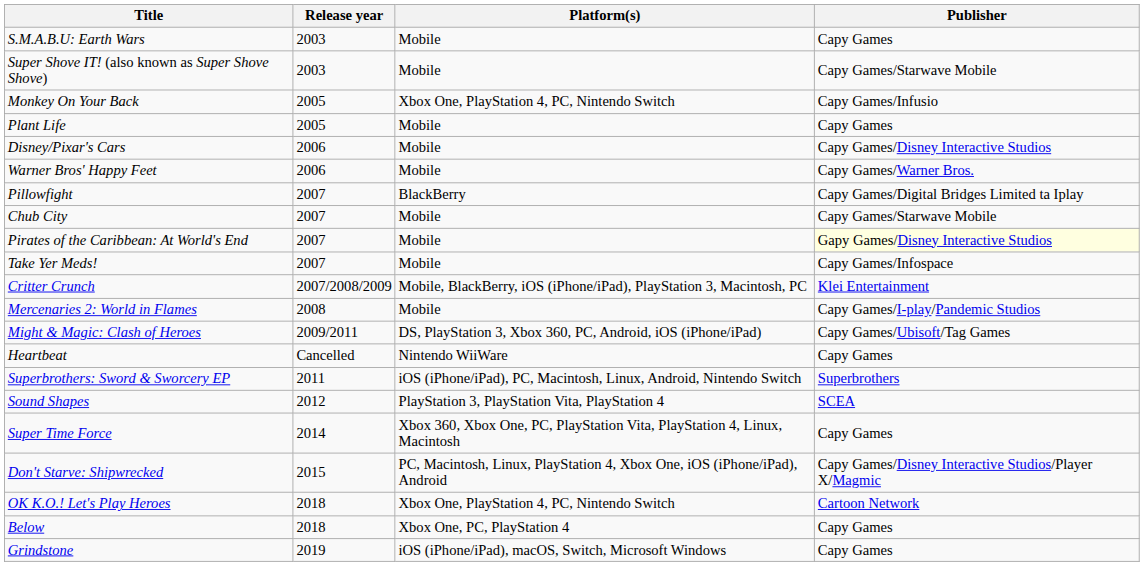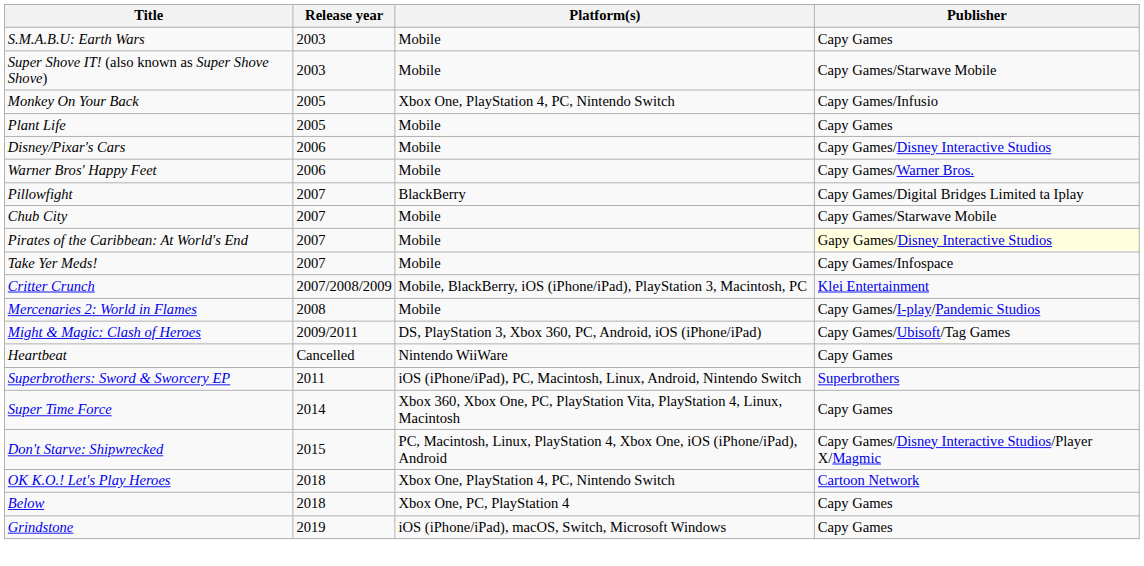- row: (48, 401)
